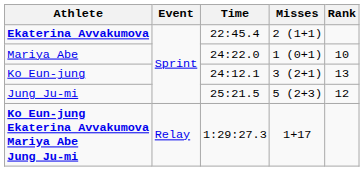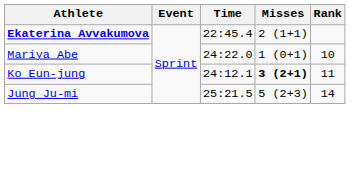(297, 74) normal -> (283, 74) bold
(342, 74) 13 -> (328, 74) 11
(342, 94) 12 -> (328, 94) 14
- row: (78, 135)
